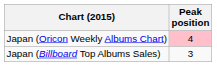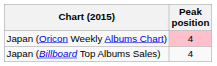(190, 54) 3 -> (190, 54) 4
